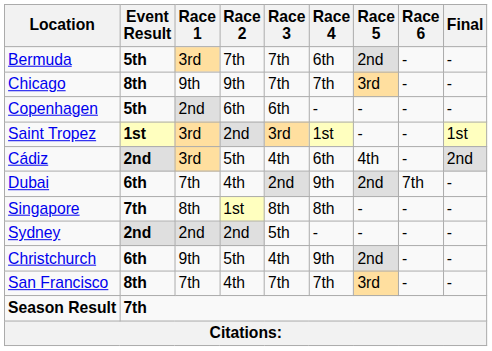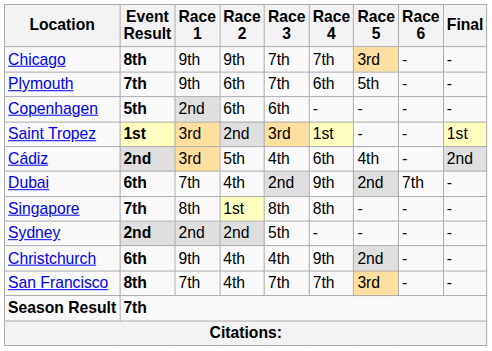- row: (40, 59)
+ row: (41, 84)
(234, 258) 5th -> (234, 258) 4th
